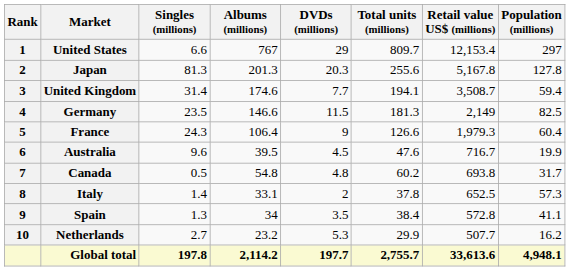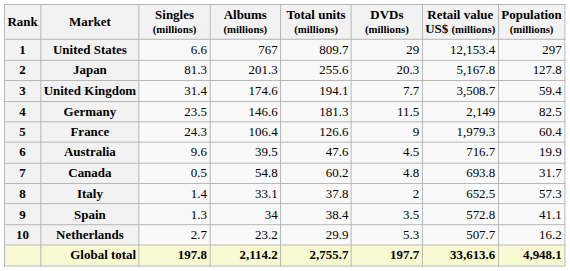columns swapped: (316, 22) <-> (387, 22)
